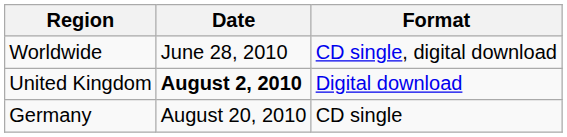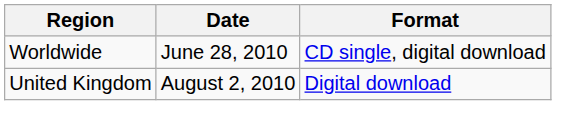(231, 83) bold -> (228, 83) normal
- row: (50, 115)
